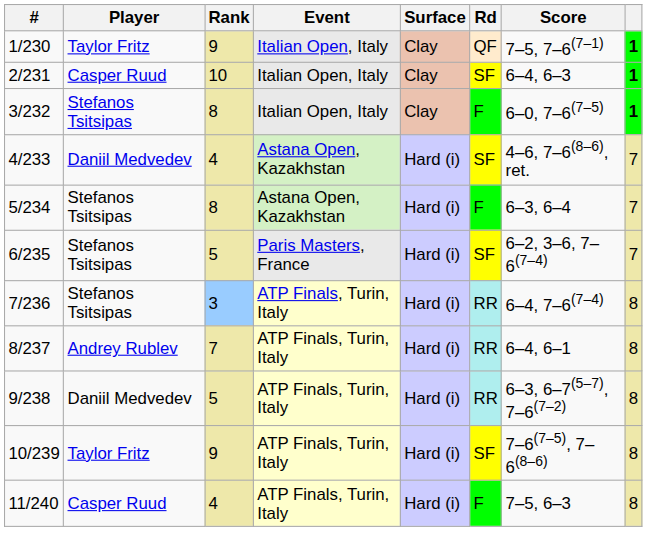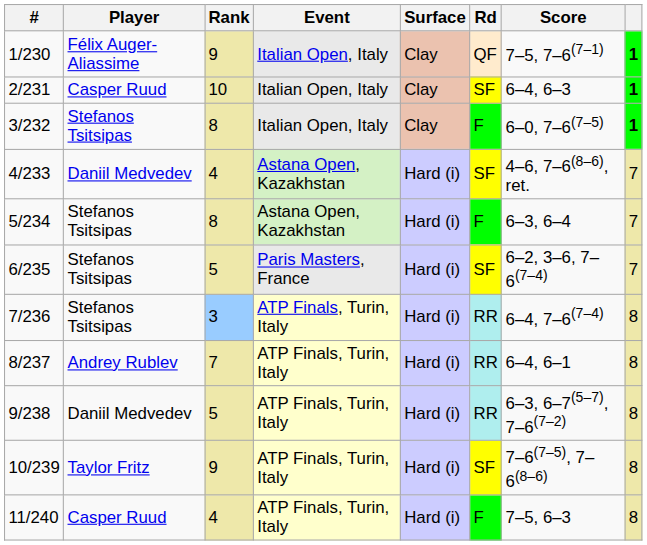(109, 46) Taylor Fritz -> (112, 53) Félix Auger-Aliassime
